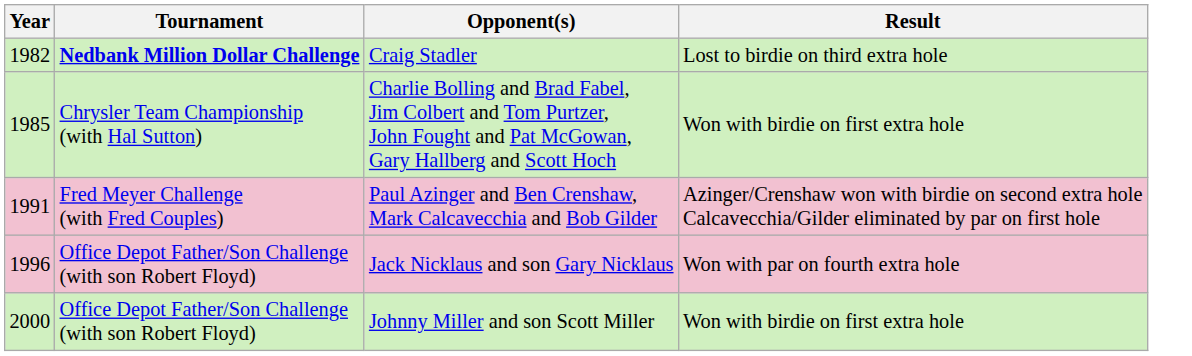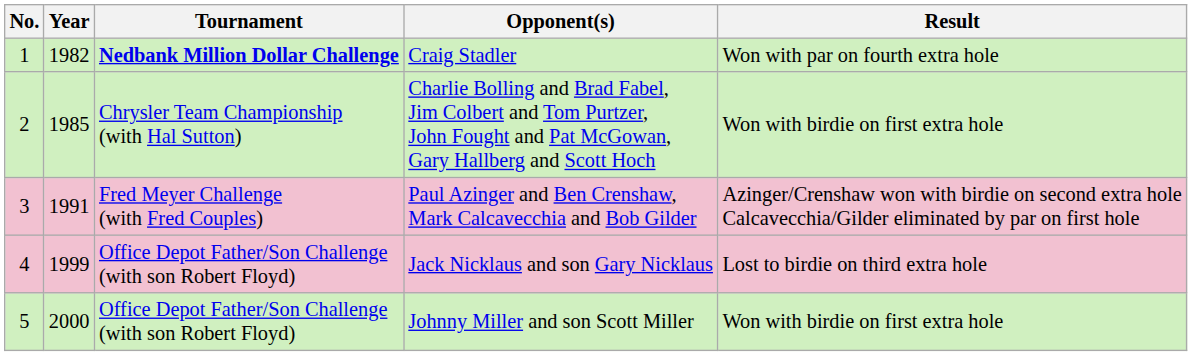+ column: (24, 21)
(815, 55) Lost to birdie on third extra hole -> (861, 55) Won with par on fourth extra hole
(30, 264) 1996 -> (69, 264) 1999
(821, 264) Won with par on fourth extra hole -> (855, 264) Lost to birdie on third extra hole
